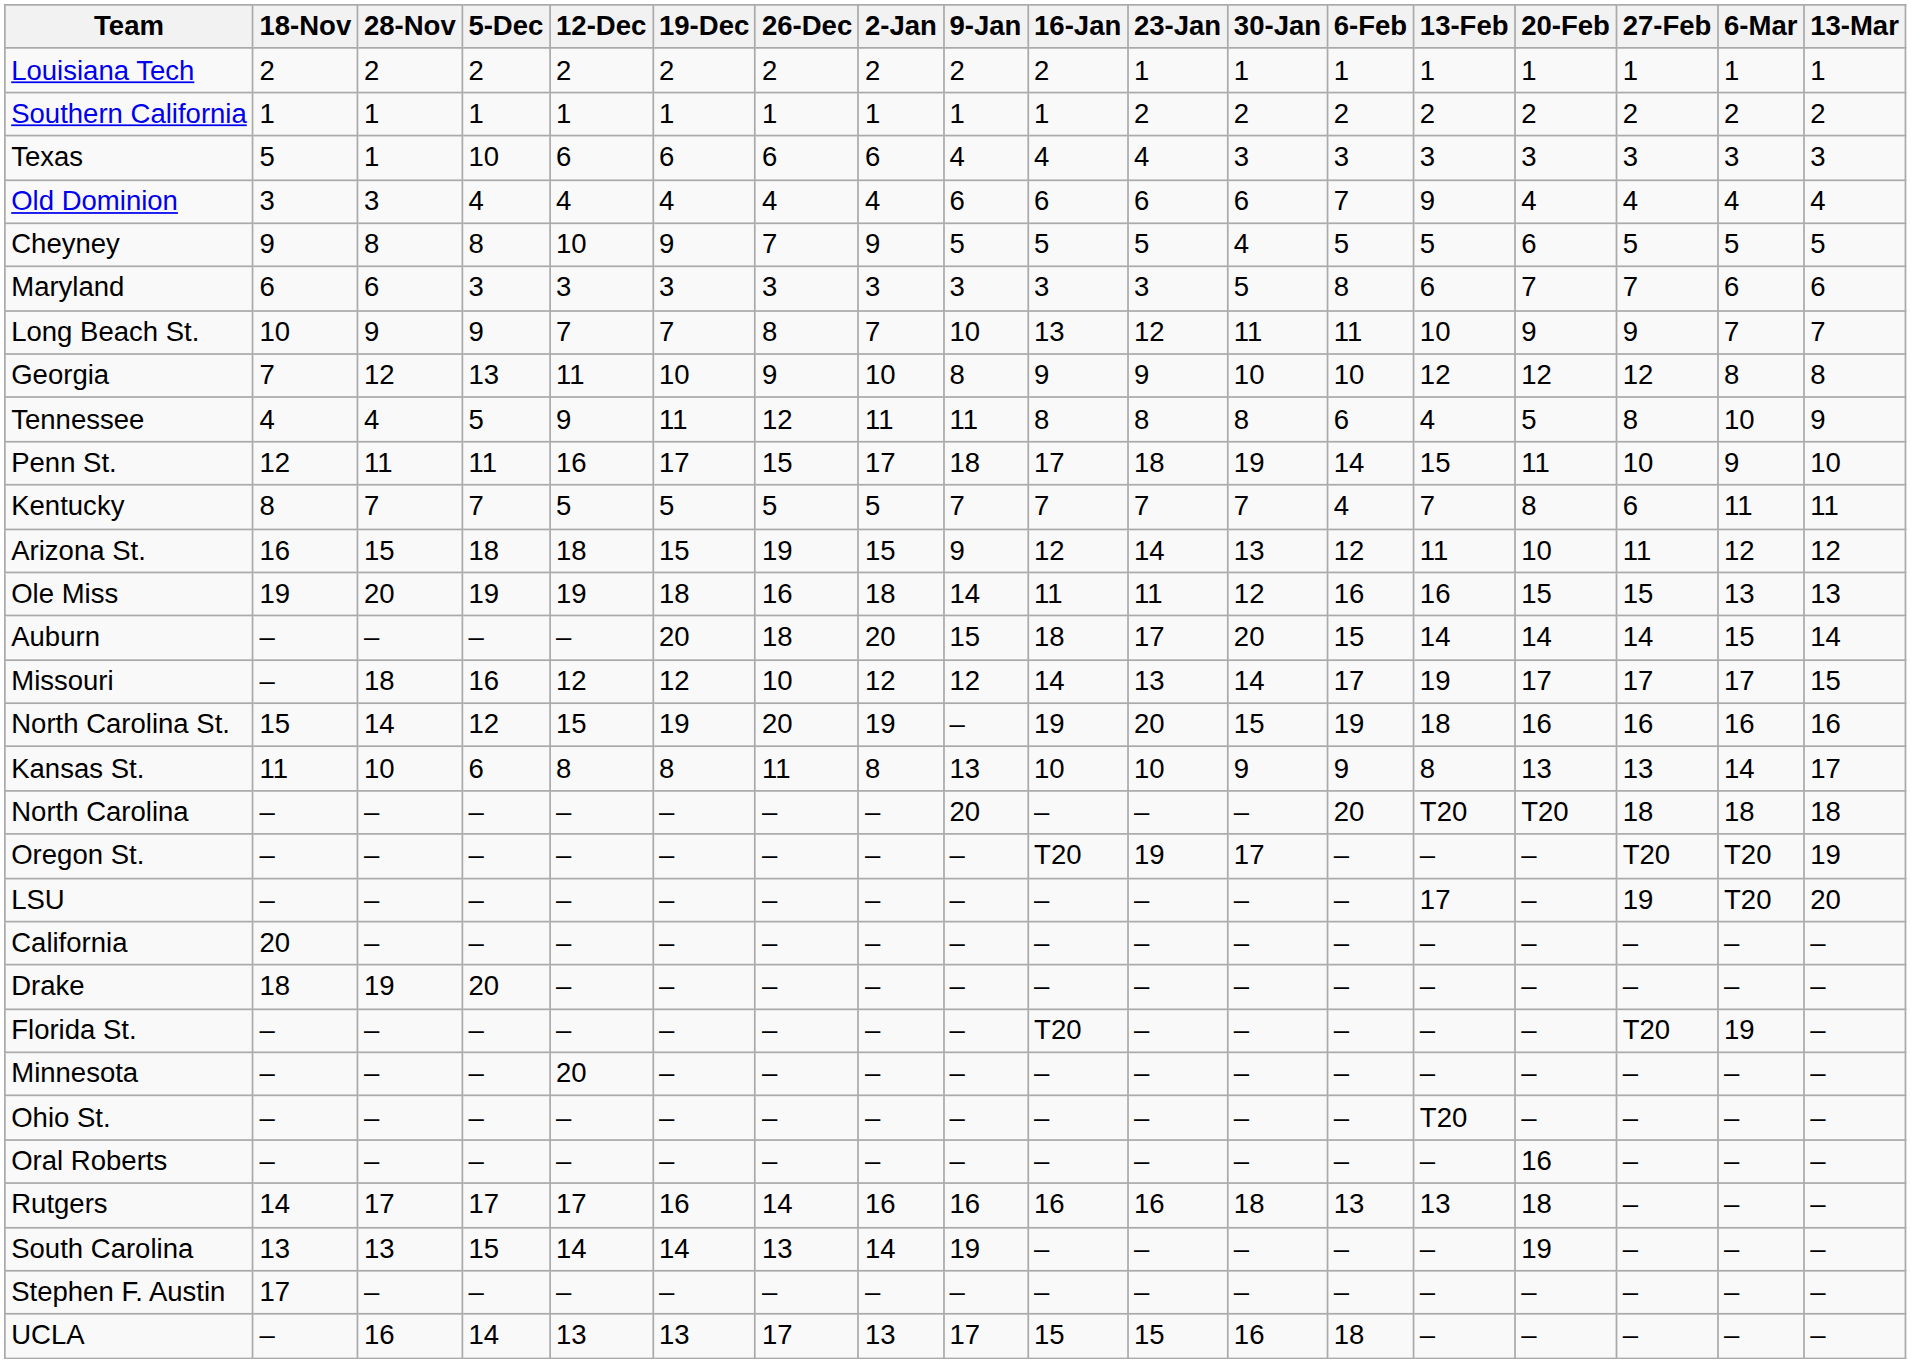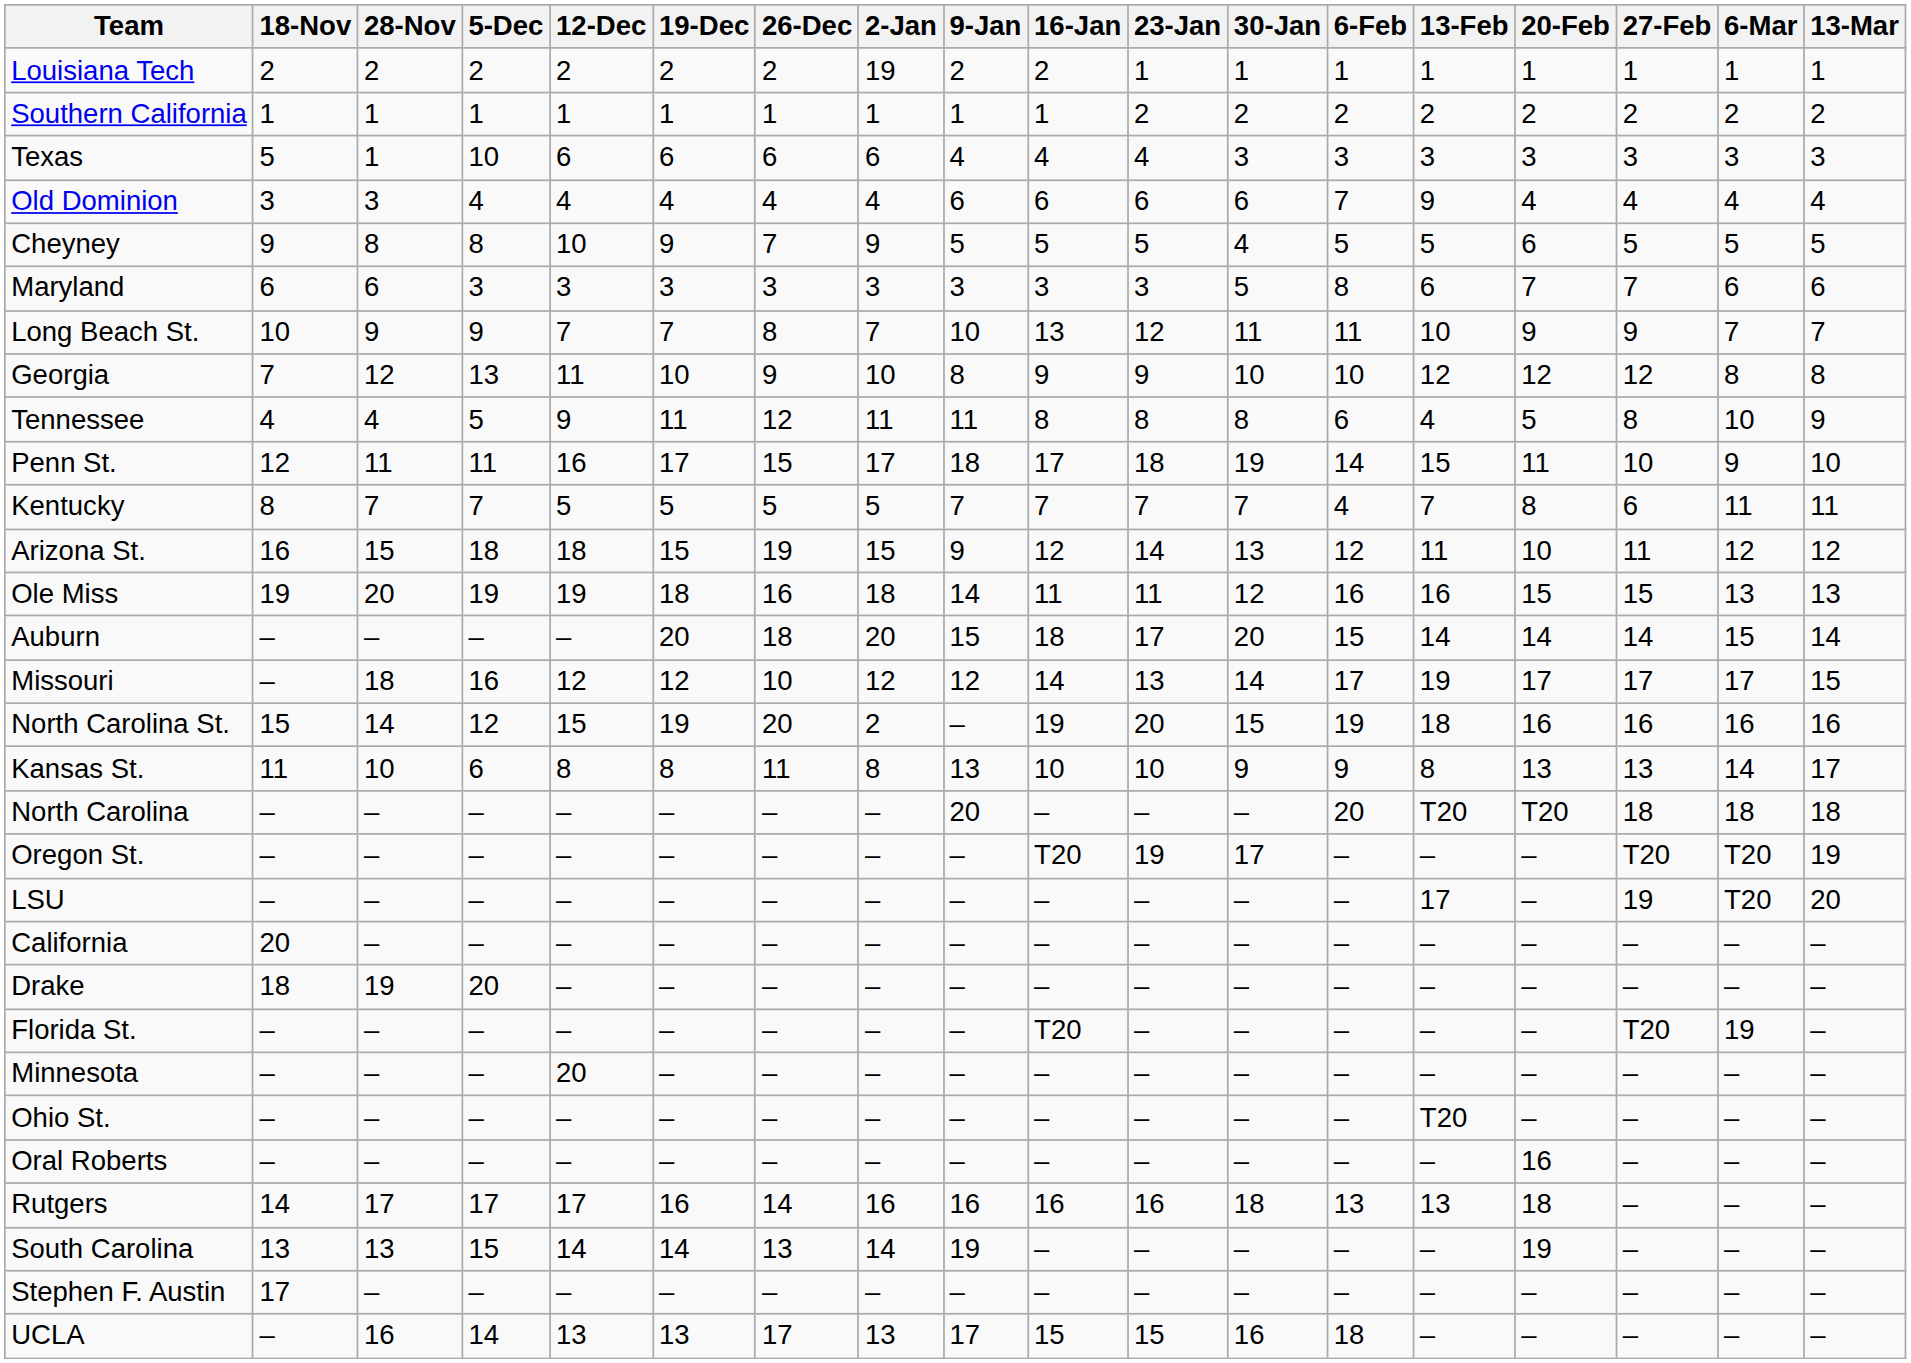(873, 69) 2 -> (880, 69) 19
(880, 724) 19 -> (873, 724) 2
